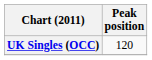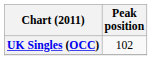(124, 45) 120 -> (124, 45) 102
